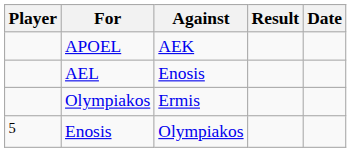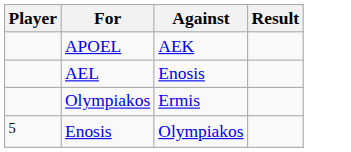- column: (325, 18)
